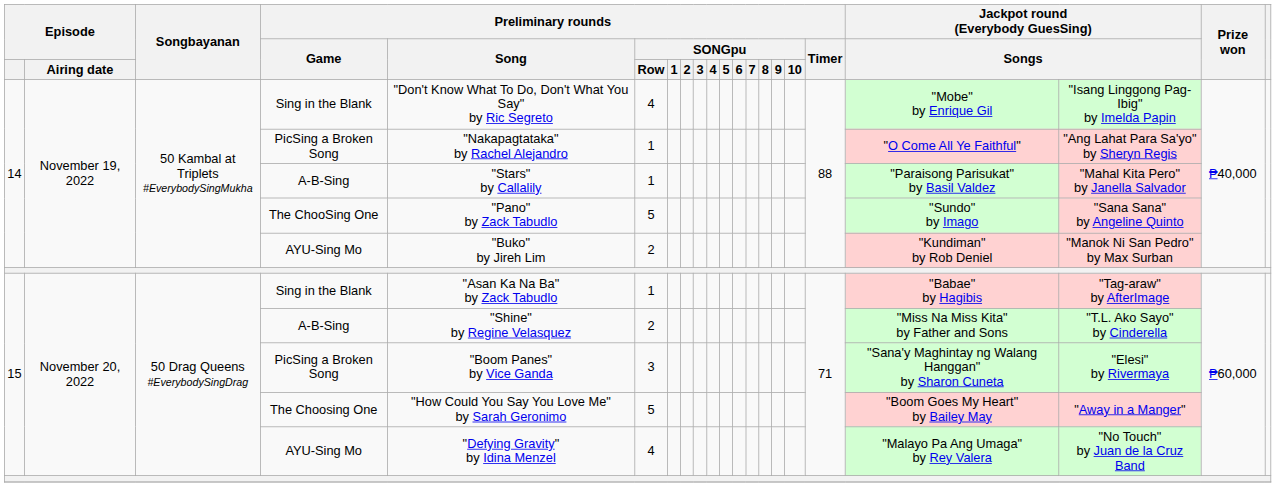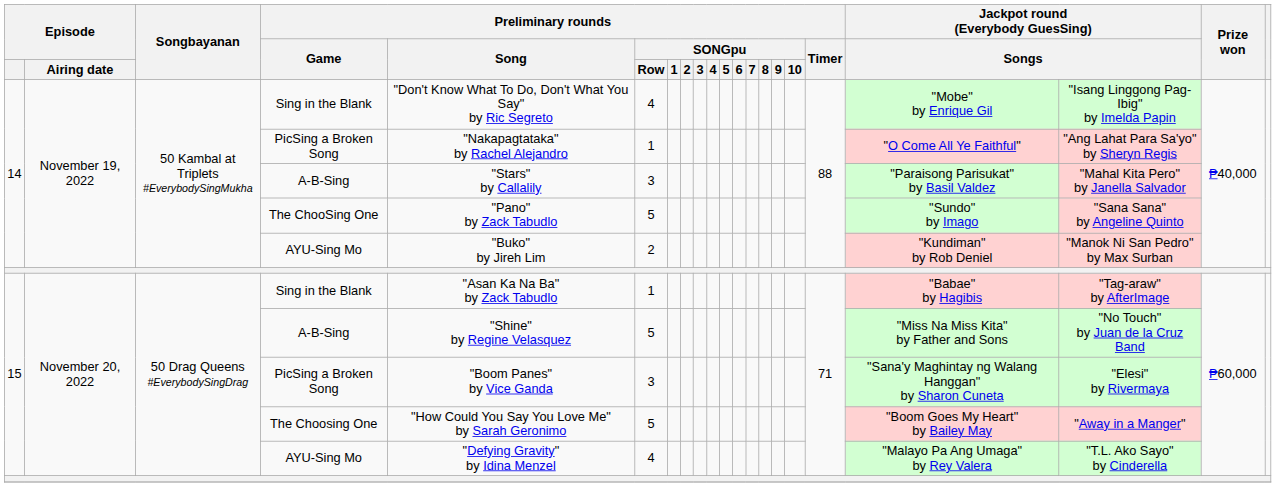(651, 180) 1 -> (651, 180) 3
(651, 325) 2 -> (651, 332) 5
(1130, 325) "T.L. Ako Sayo" by Cinderella -> (1130, 332) "No Touch" by Juan de la Cruz Band
(1130, 451) "No Touch" by Juan de la Cruz Band -> (1130, 458) "T.L. Ako Sayo" by Cinderella
